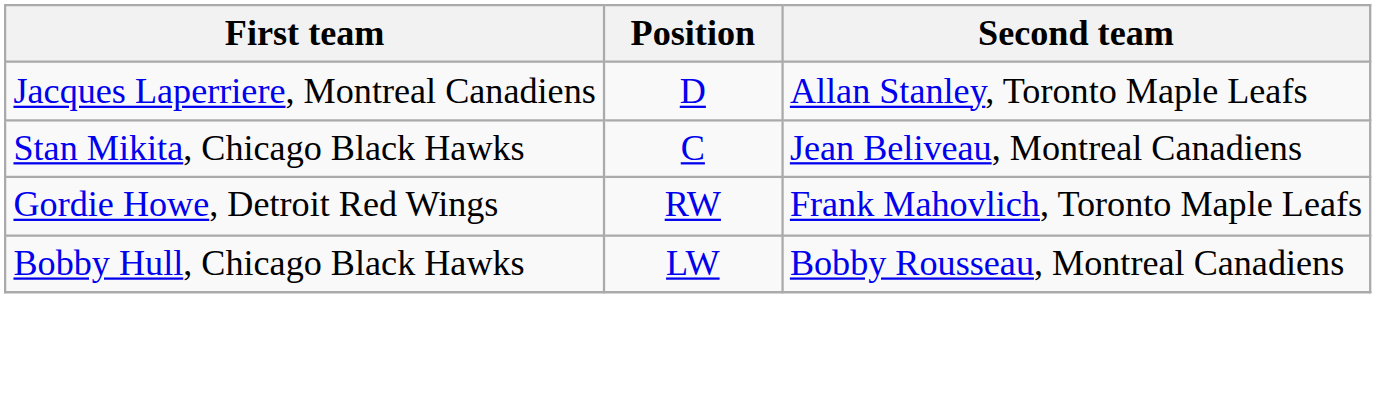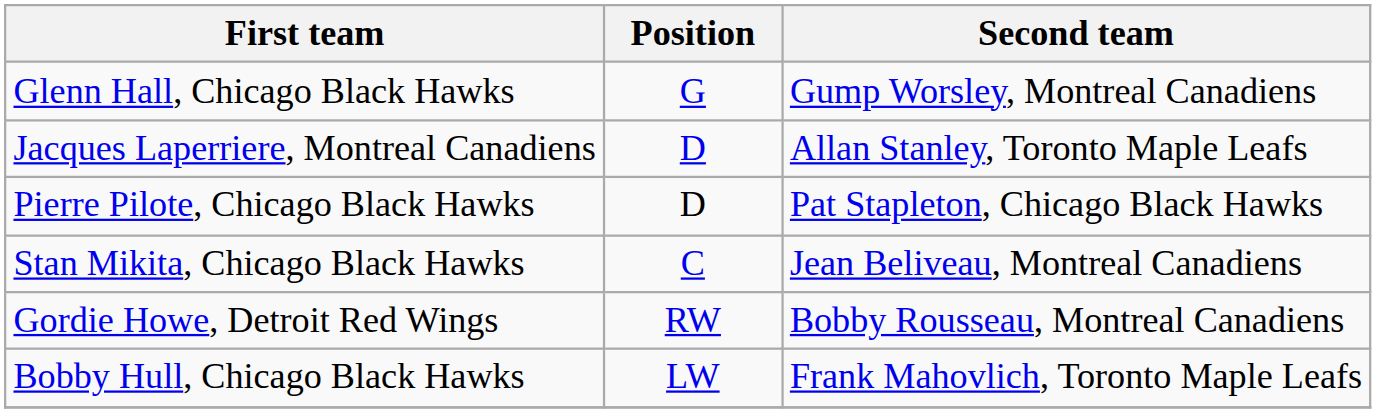+ row: (264, 90)
+ row: (274, 205)
(1076, 205) Frank Mahovlich, Toronto Maple Leafs -> (1067, 319) Bobby Rousseau, Montreal Canadiens
(1067, 262) Bobby Rousseau, Montreal Canadiens -> (1076, 377) Frank Mahovlich, Toronto Maple Leafs
